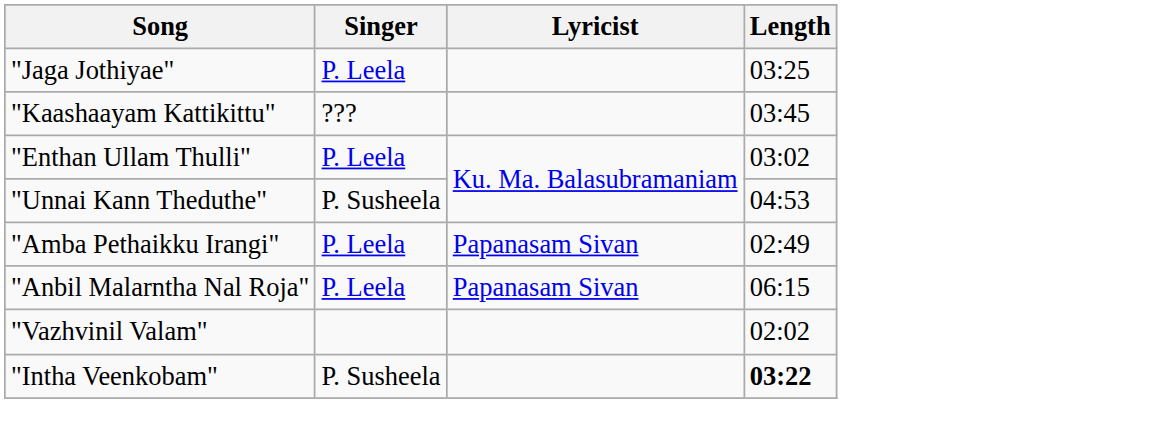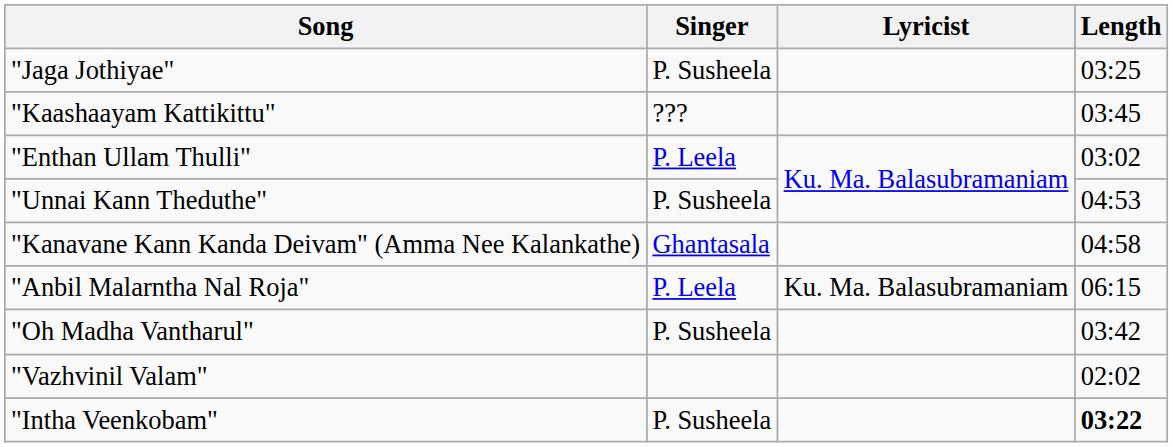(363, 70) P. Leela -> (712, 70) P. Susheela
- row: (145, 244)
+ row: (326, 244)
(546, 288) Papanasam Sivan -> (926, 288) Ku. Ma. Balasubramaniam
+ row: (132, 331)
